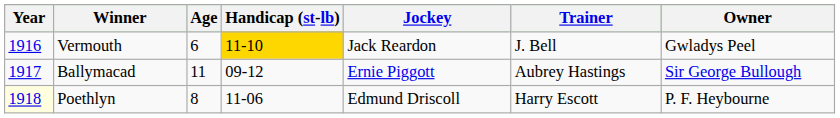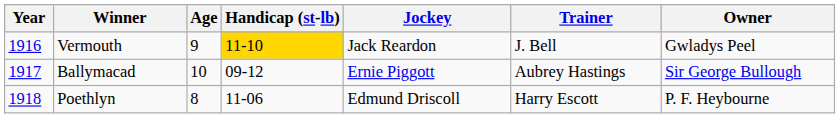(194, 45) 6 -> (194, 45) 9
(198, 72) 11 -> (198, 72) 10
(25, 99) lightyellow background -> (25, 99) no background
